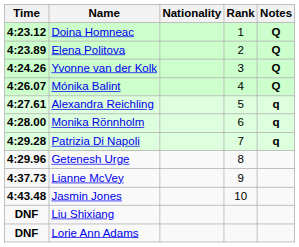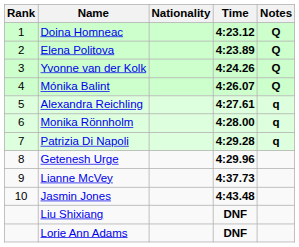columns swapped: (241, 13) <-> (27, 13)
